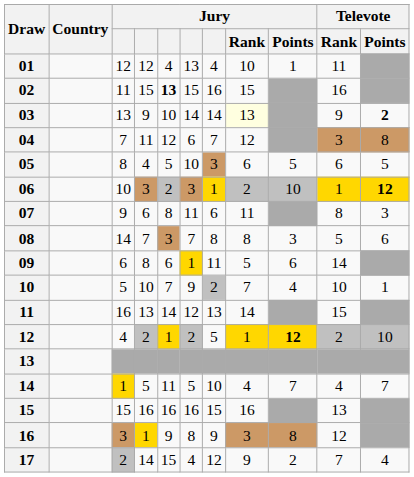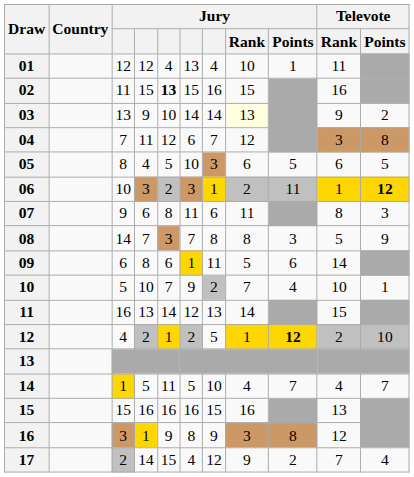(385, 115) bold -> (385, 115) normal
(293, 189) 10 -> (293, 189) 11
(385, 238) 6 -> (385, 238) 9
